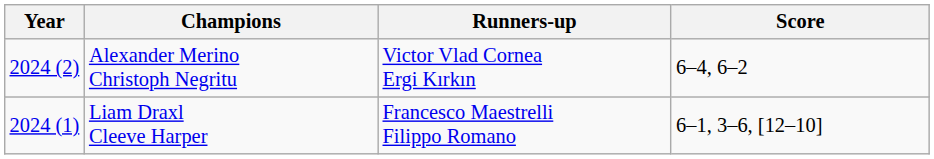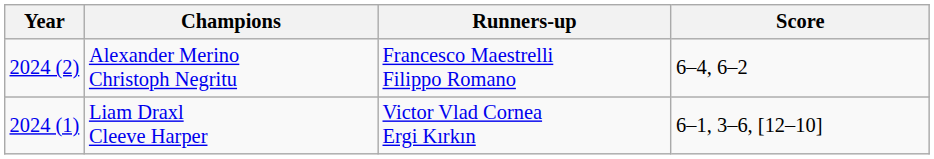(462, 67) Victor Vlad Cornea Ergi Kırkın -> (468, 67) Francesco Maestrelli Filippo Romano
(468, 125) Francesco Maestrelli Filippo Romano -> (462, 125) Victor Vlad Cornea Ergi Kırkın
